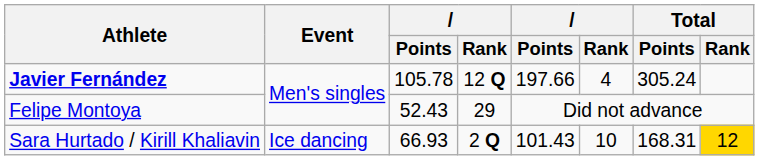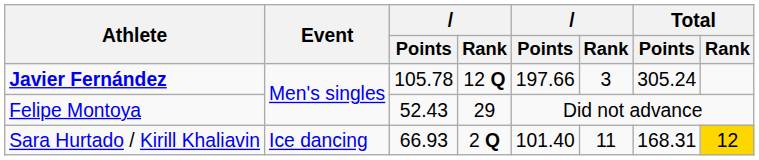(606, 80) 4 -> (606, 80) 3
(545, 141) 101.43 -> (545, 141) 101.40
(606, 141) 10 -> (606, 141) 11
